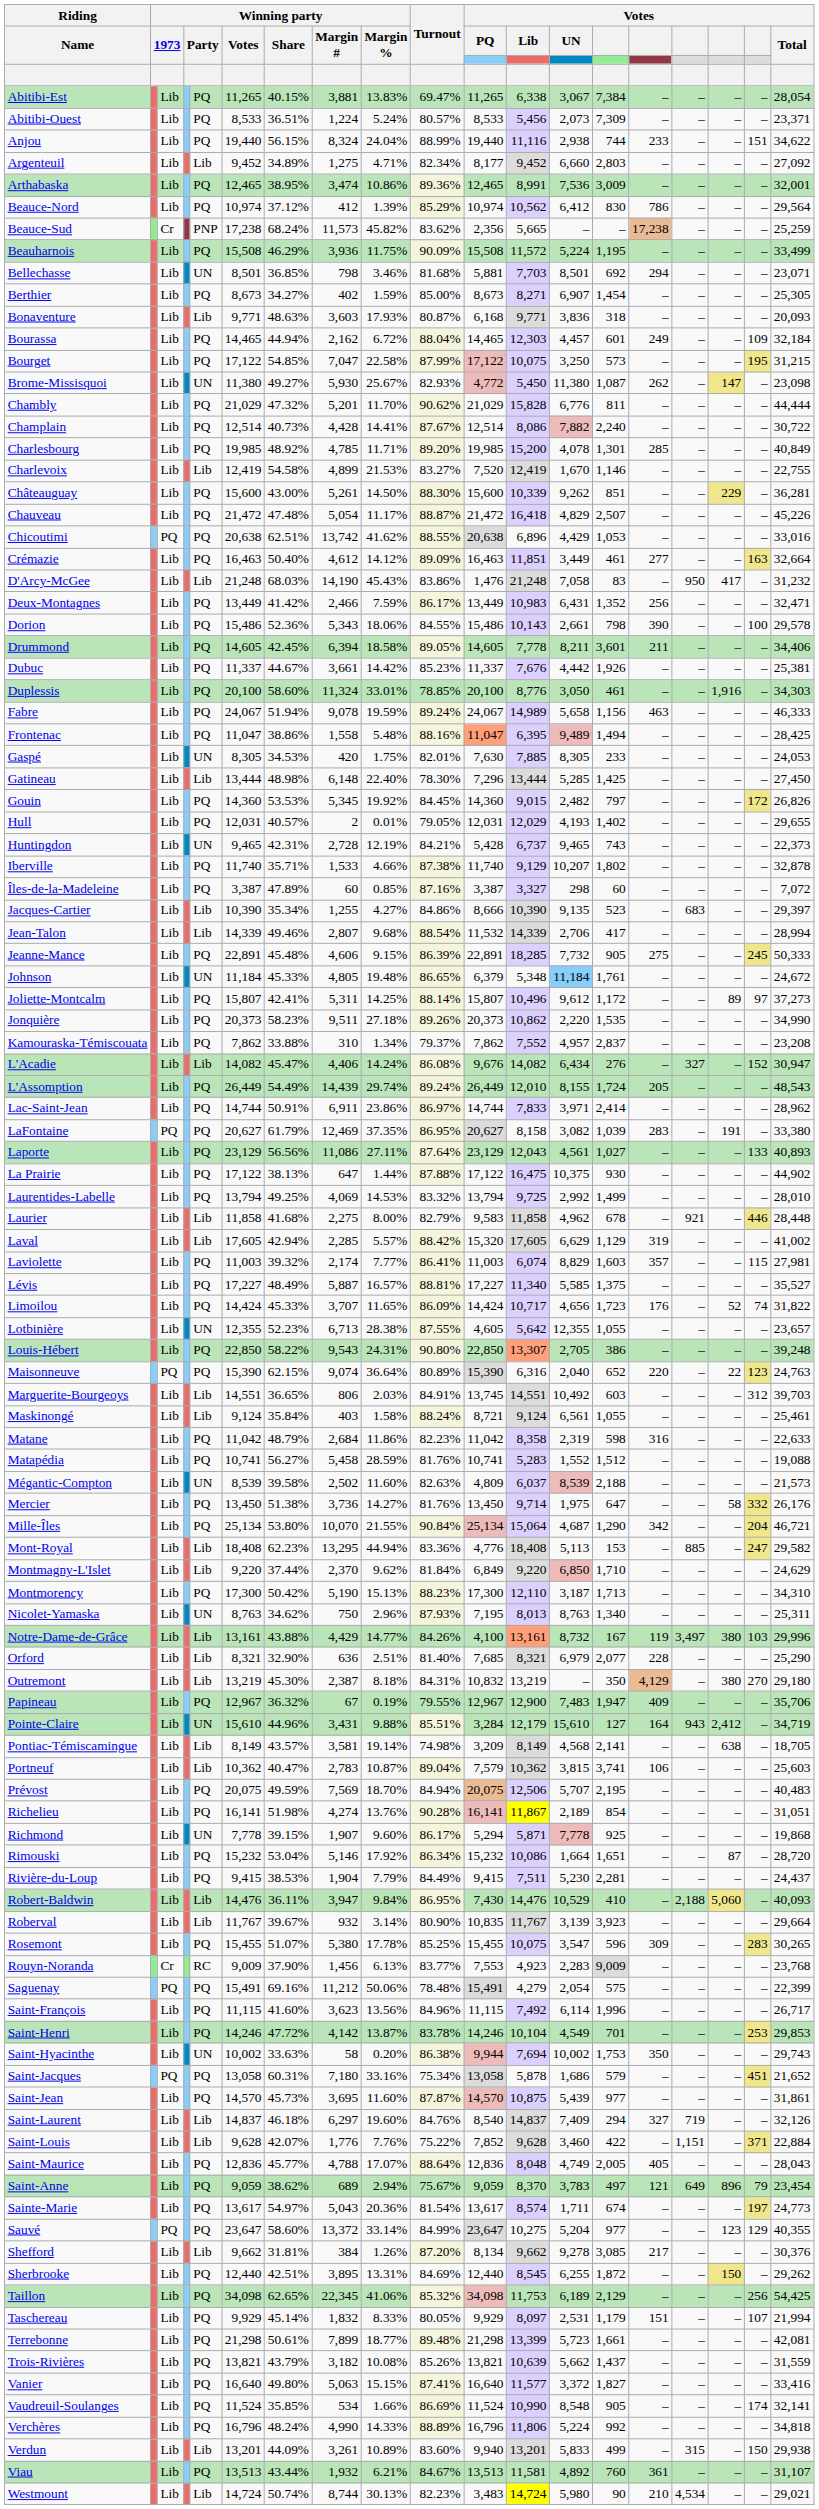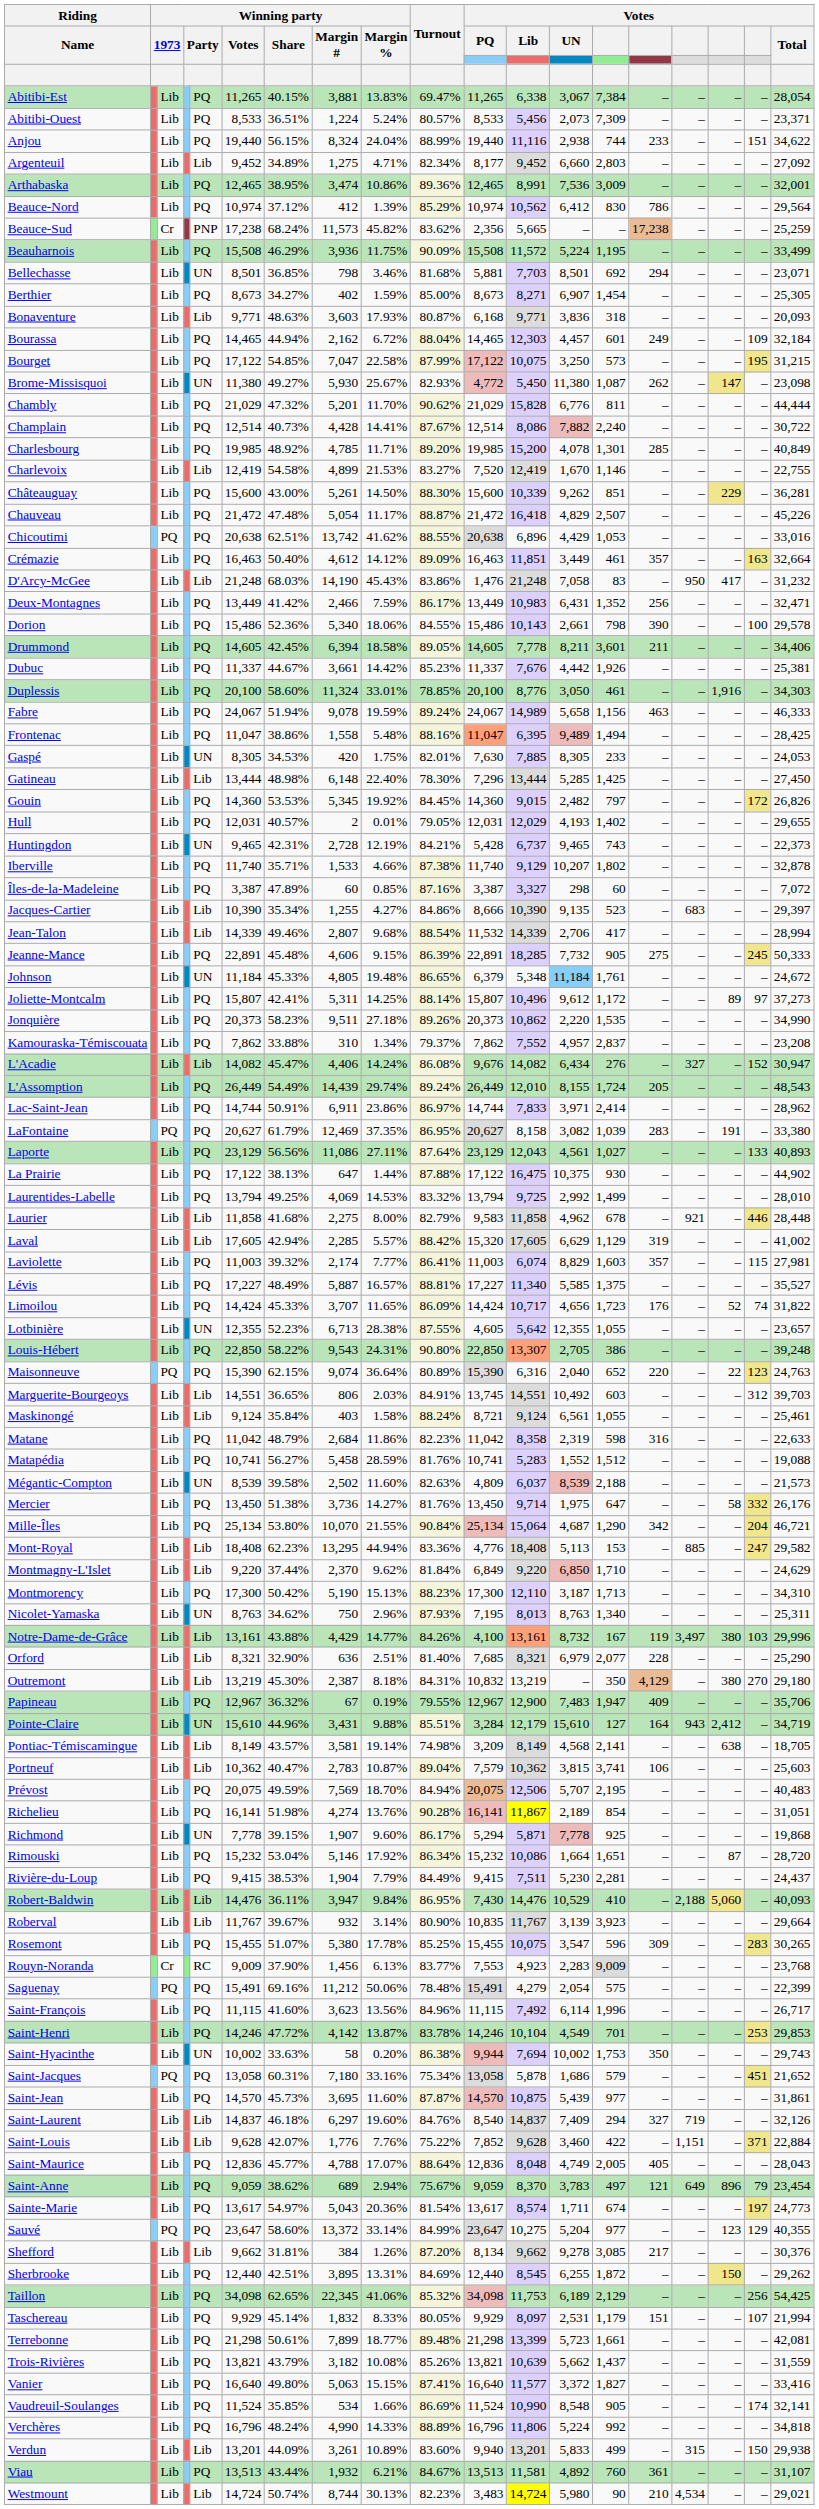(659, 558) 277 -> (659, 558) 357
(343, 624) 5,343 -> (343, 624) 5,340
